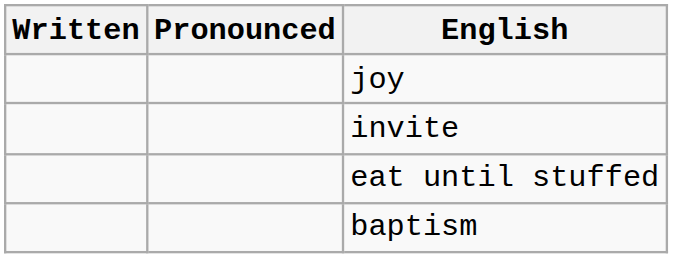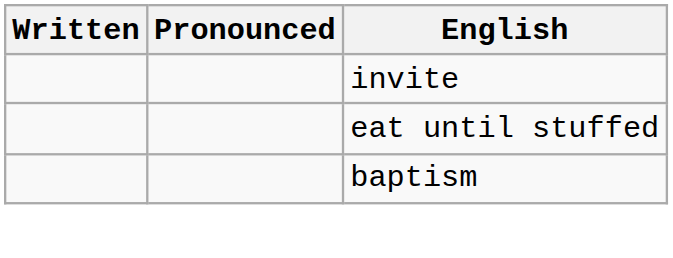- row: (377, 79)
